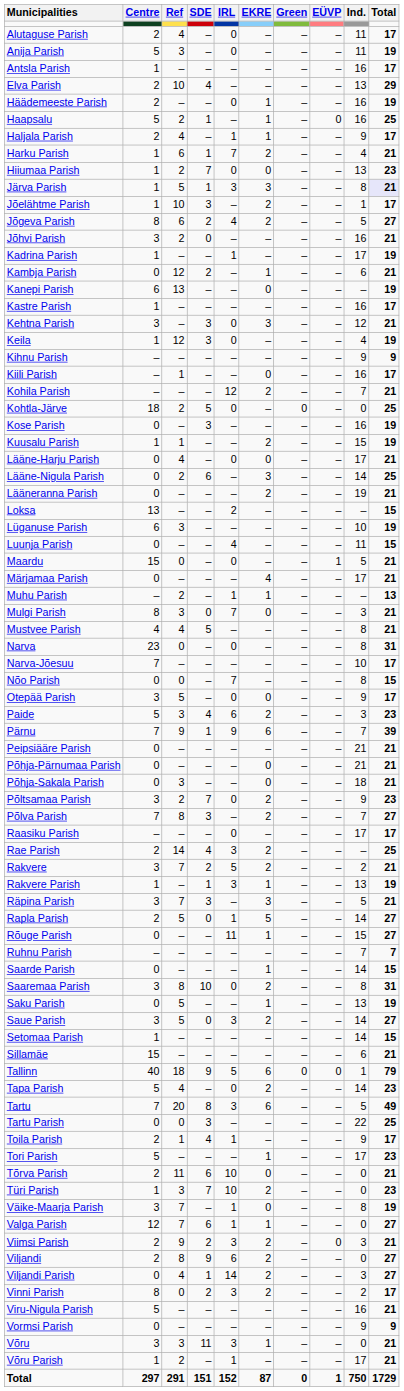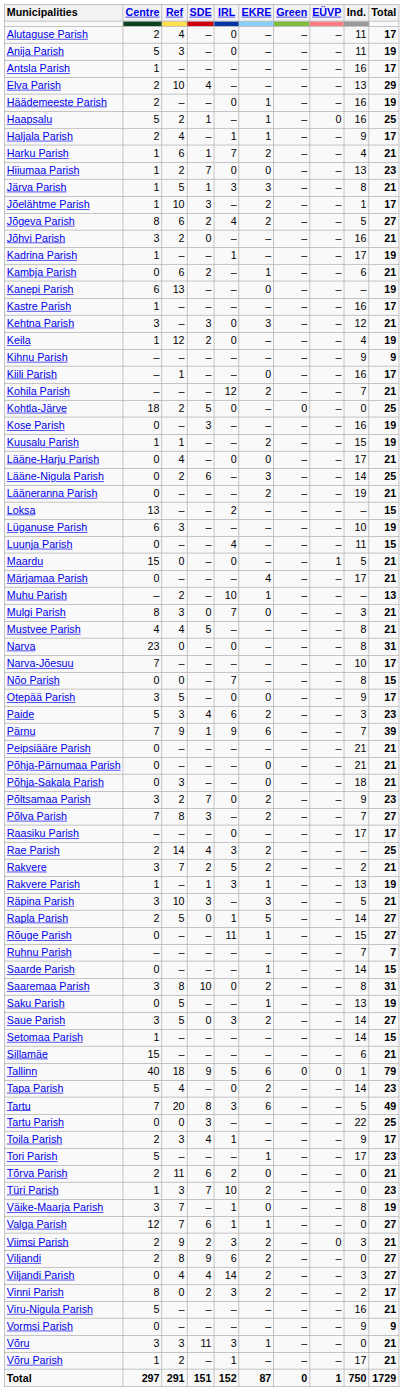(390, 187) lavender background -> (390, 187) no background
(179, 272) 12 -> (182, 272) 6
(209, 340) 3 -> (209, 340) 2
(234, 595) 1 -> (231, 595) 10
(182, 902) 7 -> (179, 902) 10
(182, 1140) 1 -> (182, 1140) 3
(231, 1174) 10 -> (234, 1174) 2
(209, 1276) 1 -> (209, 1276) 4
